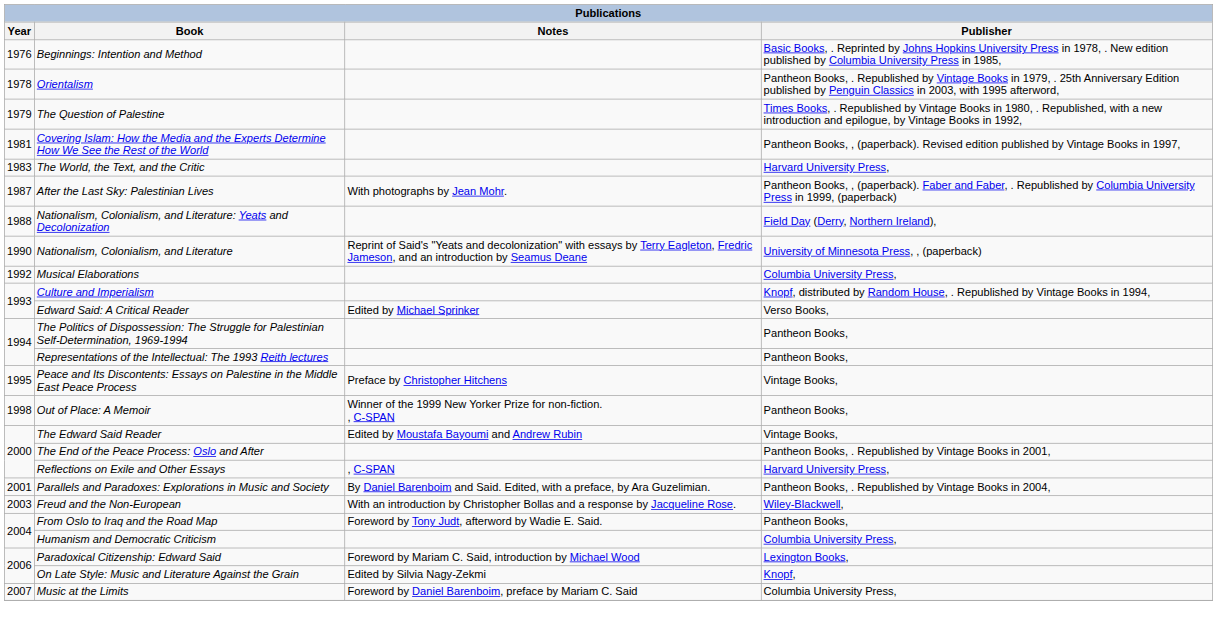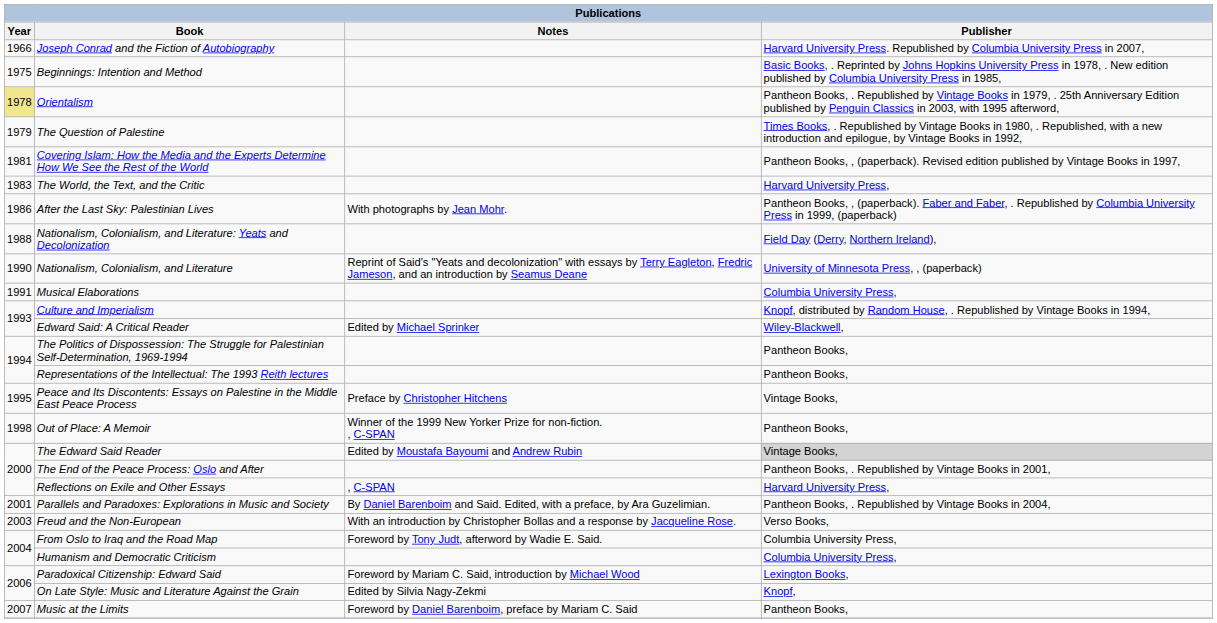+ row: (156, 49)
(19, 55) 1976 -> (19, 72) 1975
(19, 85) no background -> (19, 102) khaki background
(19, 192) 1987 -> (19, 209) 1986
(19, 275) 1992 -> (19, 292) 1991
(796, 310) Verso Books, -> (804, 328) Wiley-Blackwell,
(801, 435) no background -> (801, 452) lightgrey background
(804, 505) Wiley-Blackwell, -> (796, 522) Verso Books,
(806, 522) Pantheon Books, -> (830, 540) Columbia University Press,
(830, 592) Columbia University Press, -> (806, 610) Pantheon Books,
